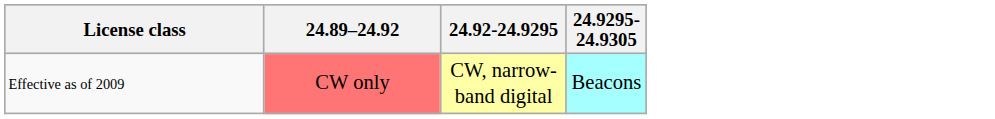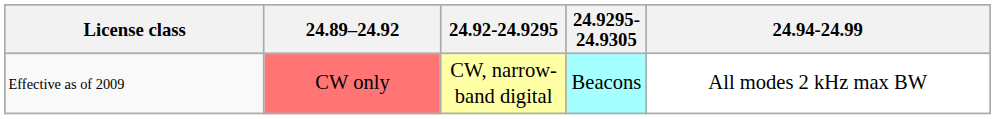+ column: (818, 30)
